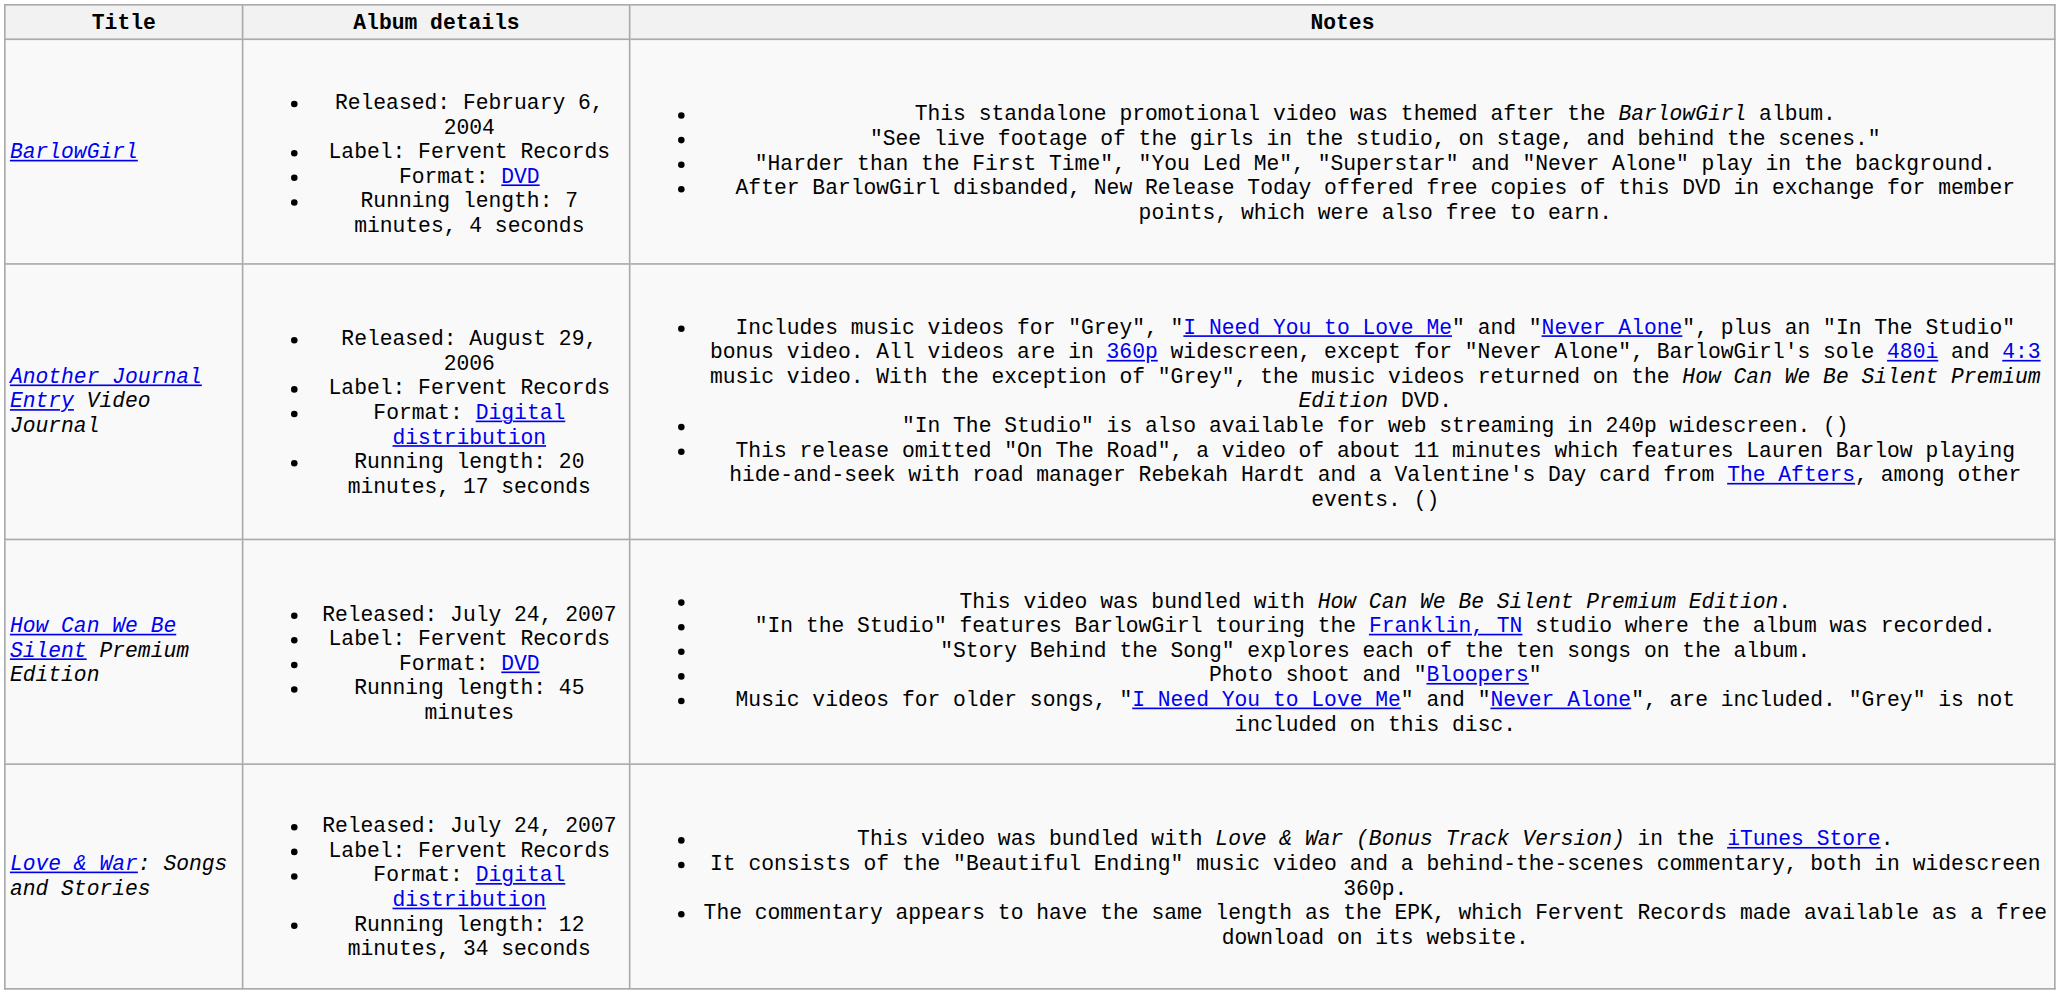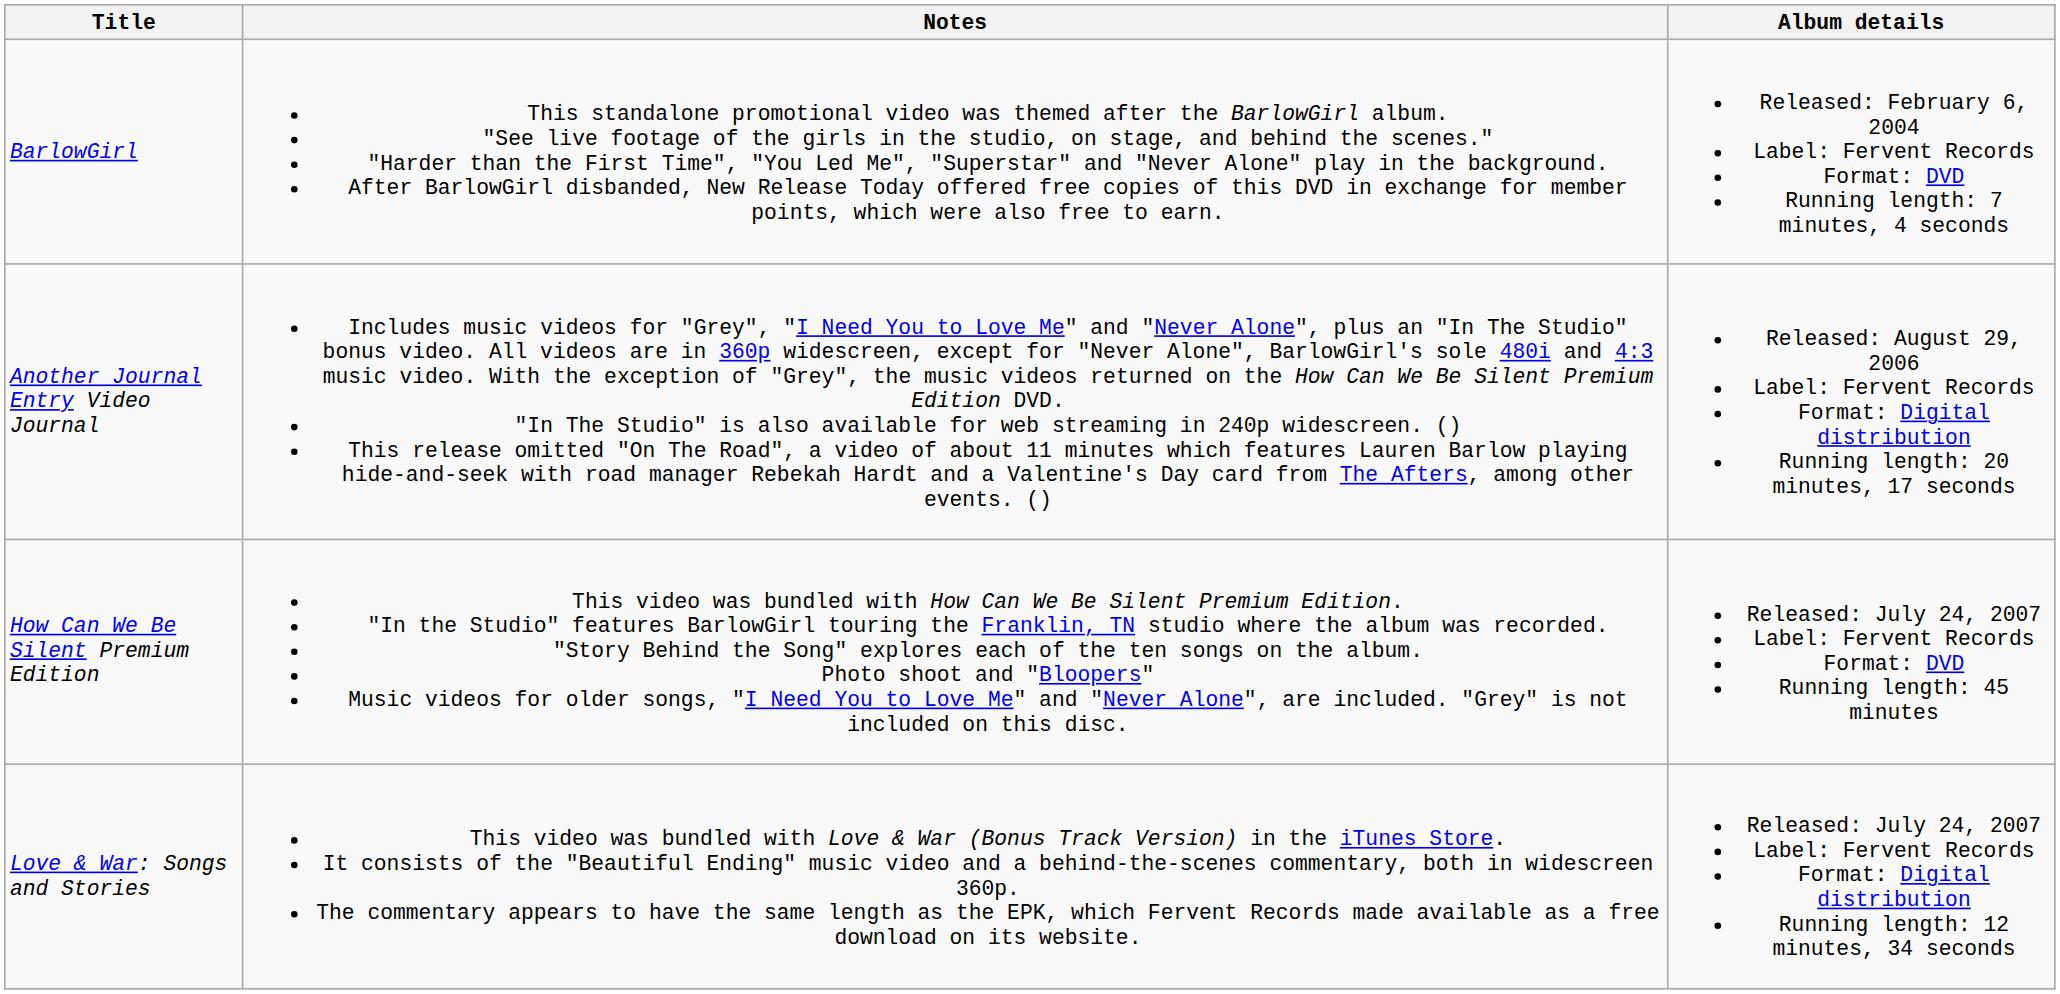columns swapped: (436, 22) <-> (1342, 22)
